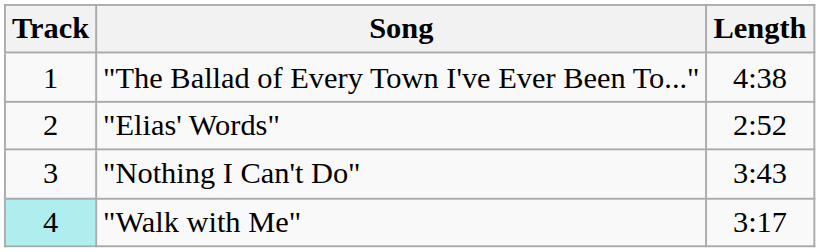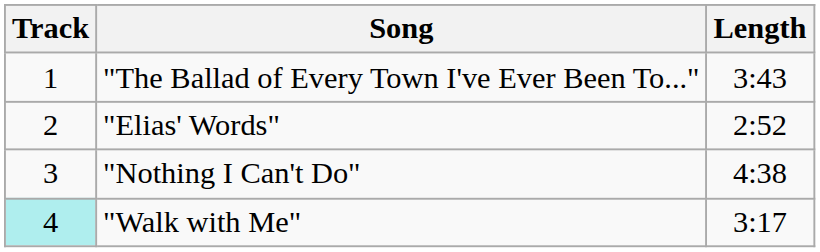(760, 76) 4:38 -> (760, 76) 3:43
(760, 173) 3:43 -> (760, 173) 4:38
